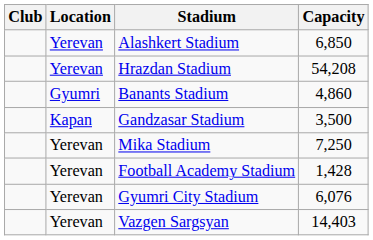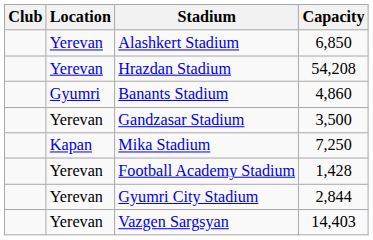(71, 119) Kapan -> (76, 119) Yerevan
(76, 145) Yerevan -> (71, 145) Kapan
(334, 196) 6,076 -> (334, 196) 2,844
